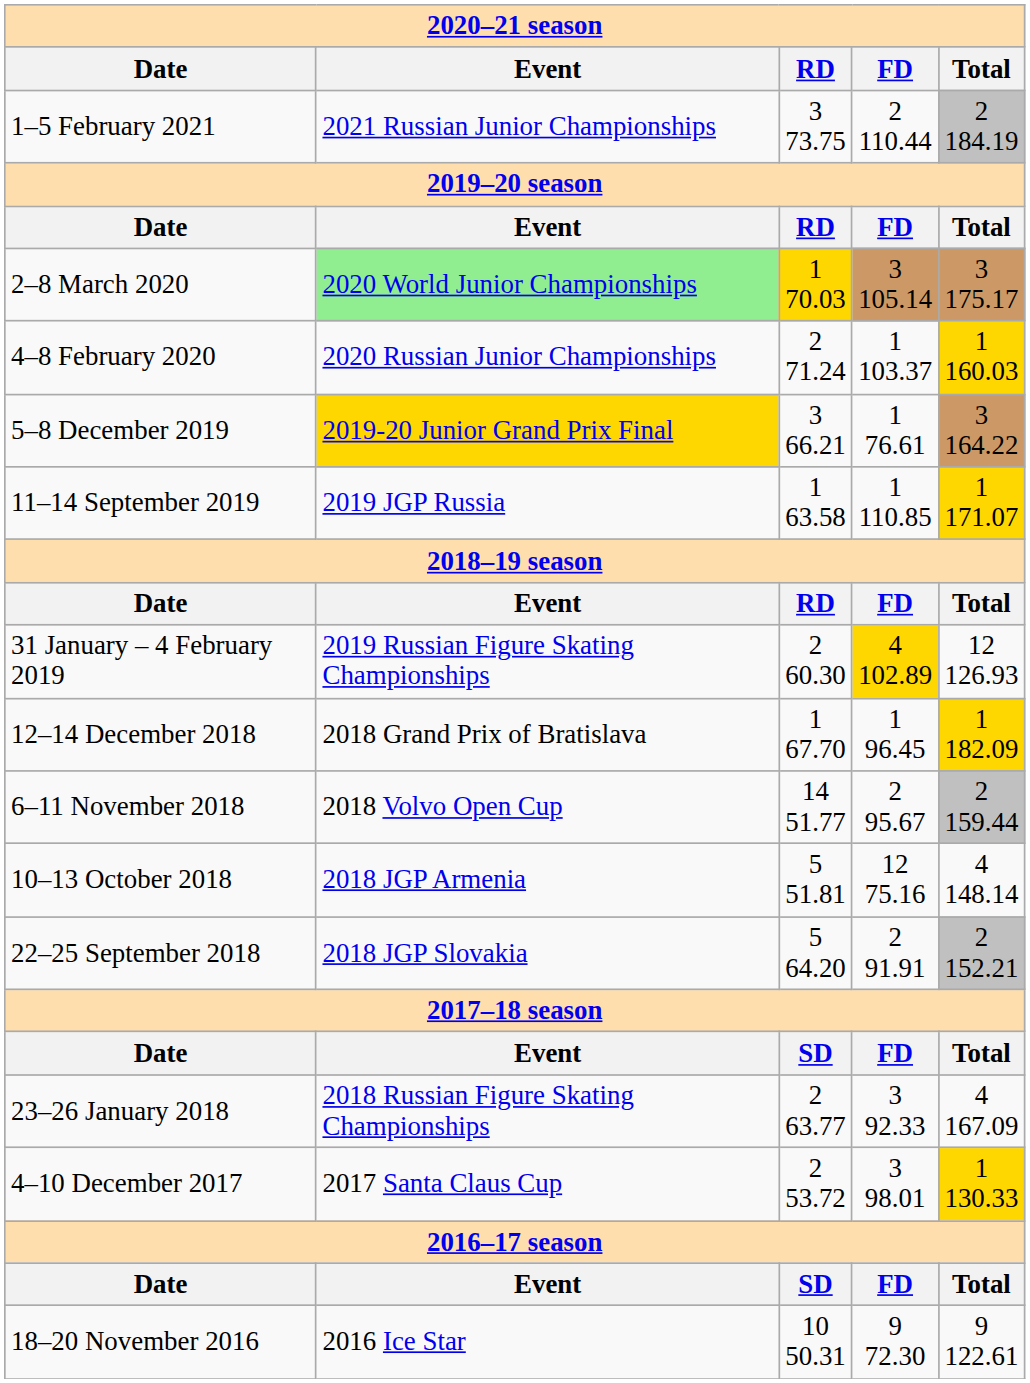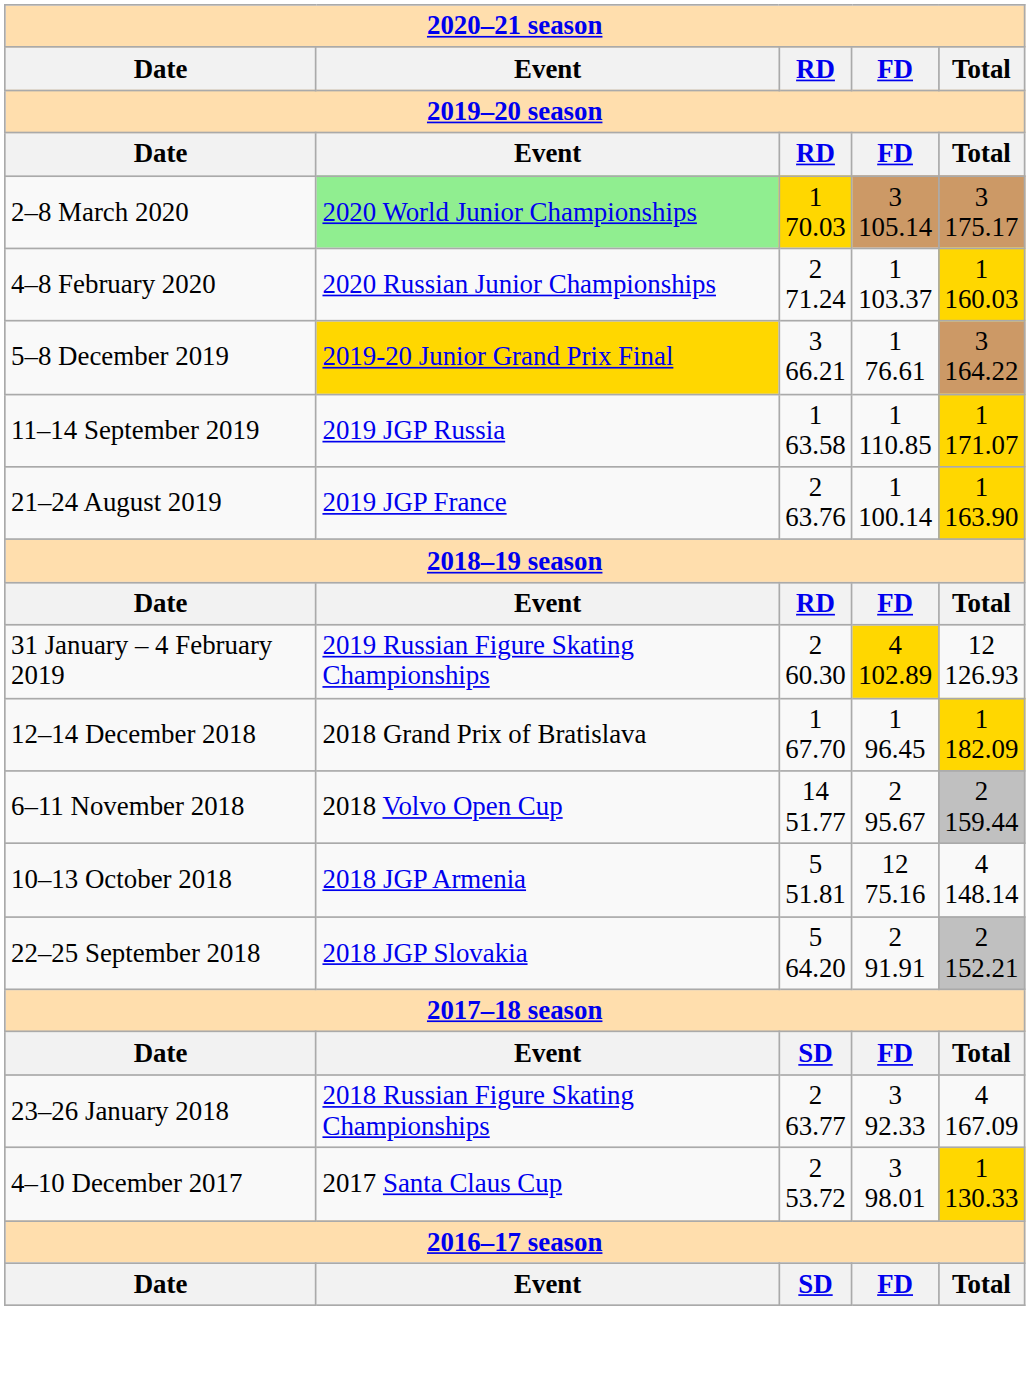- row: (113, 126)
+ row: (116, 502)
- row: (135, 1341)
